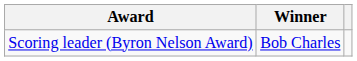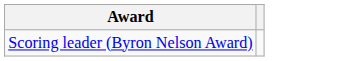- column: (300, 17)
